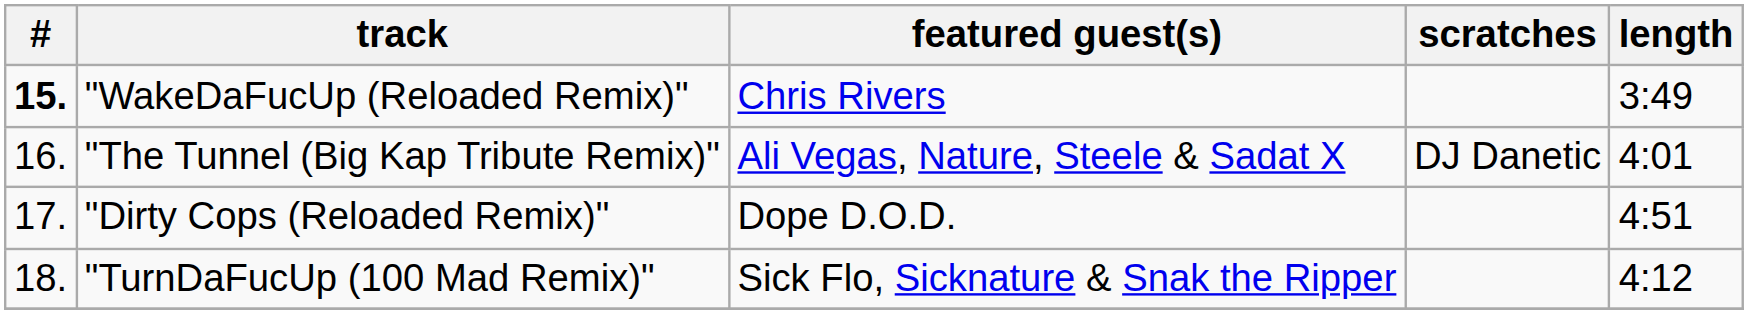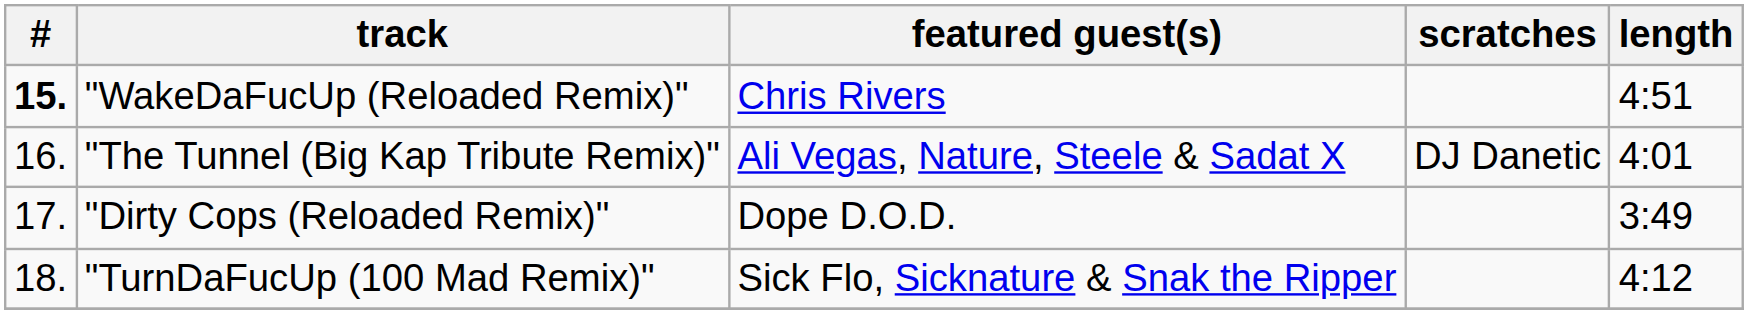(1656, 95) 3:49 -> (1656, 95) 4:51
(1656, 216) 4:51 -> (1656, 216) 3:49
